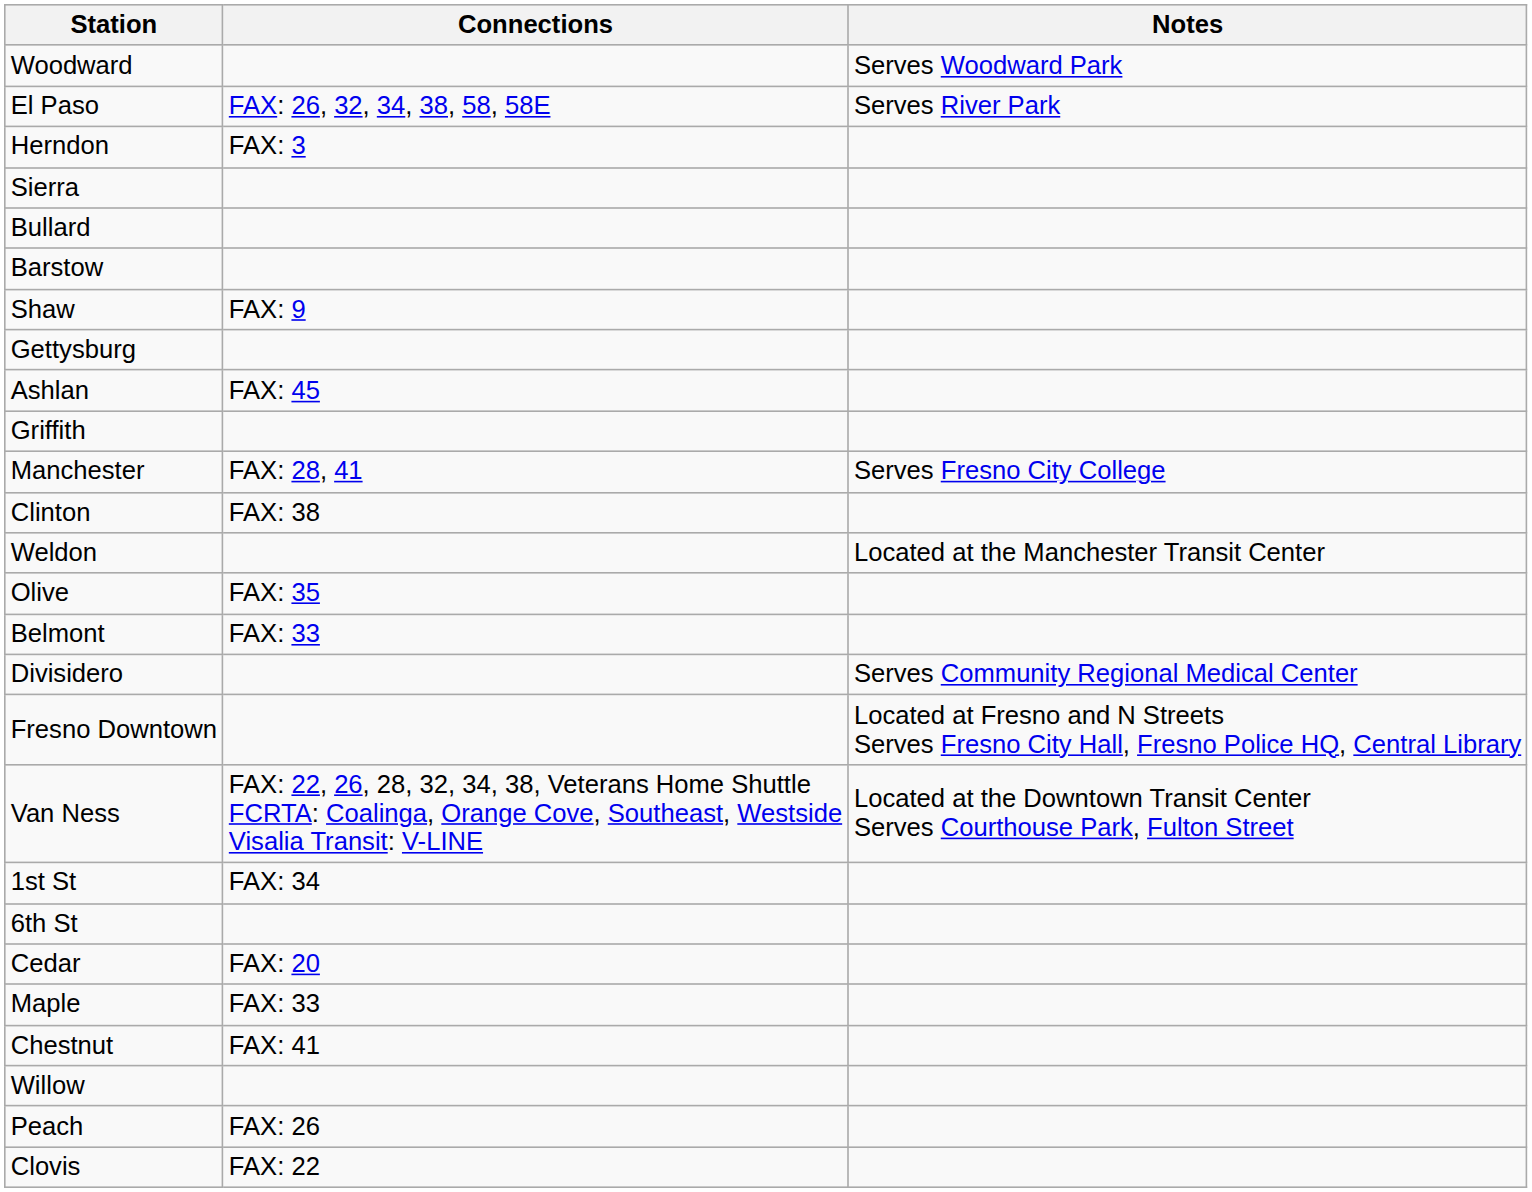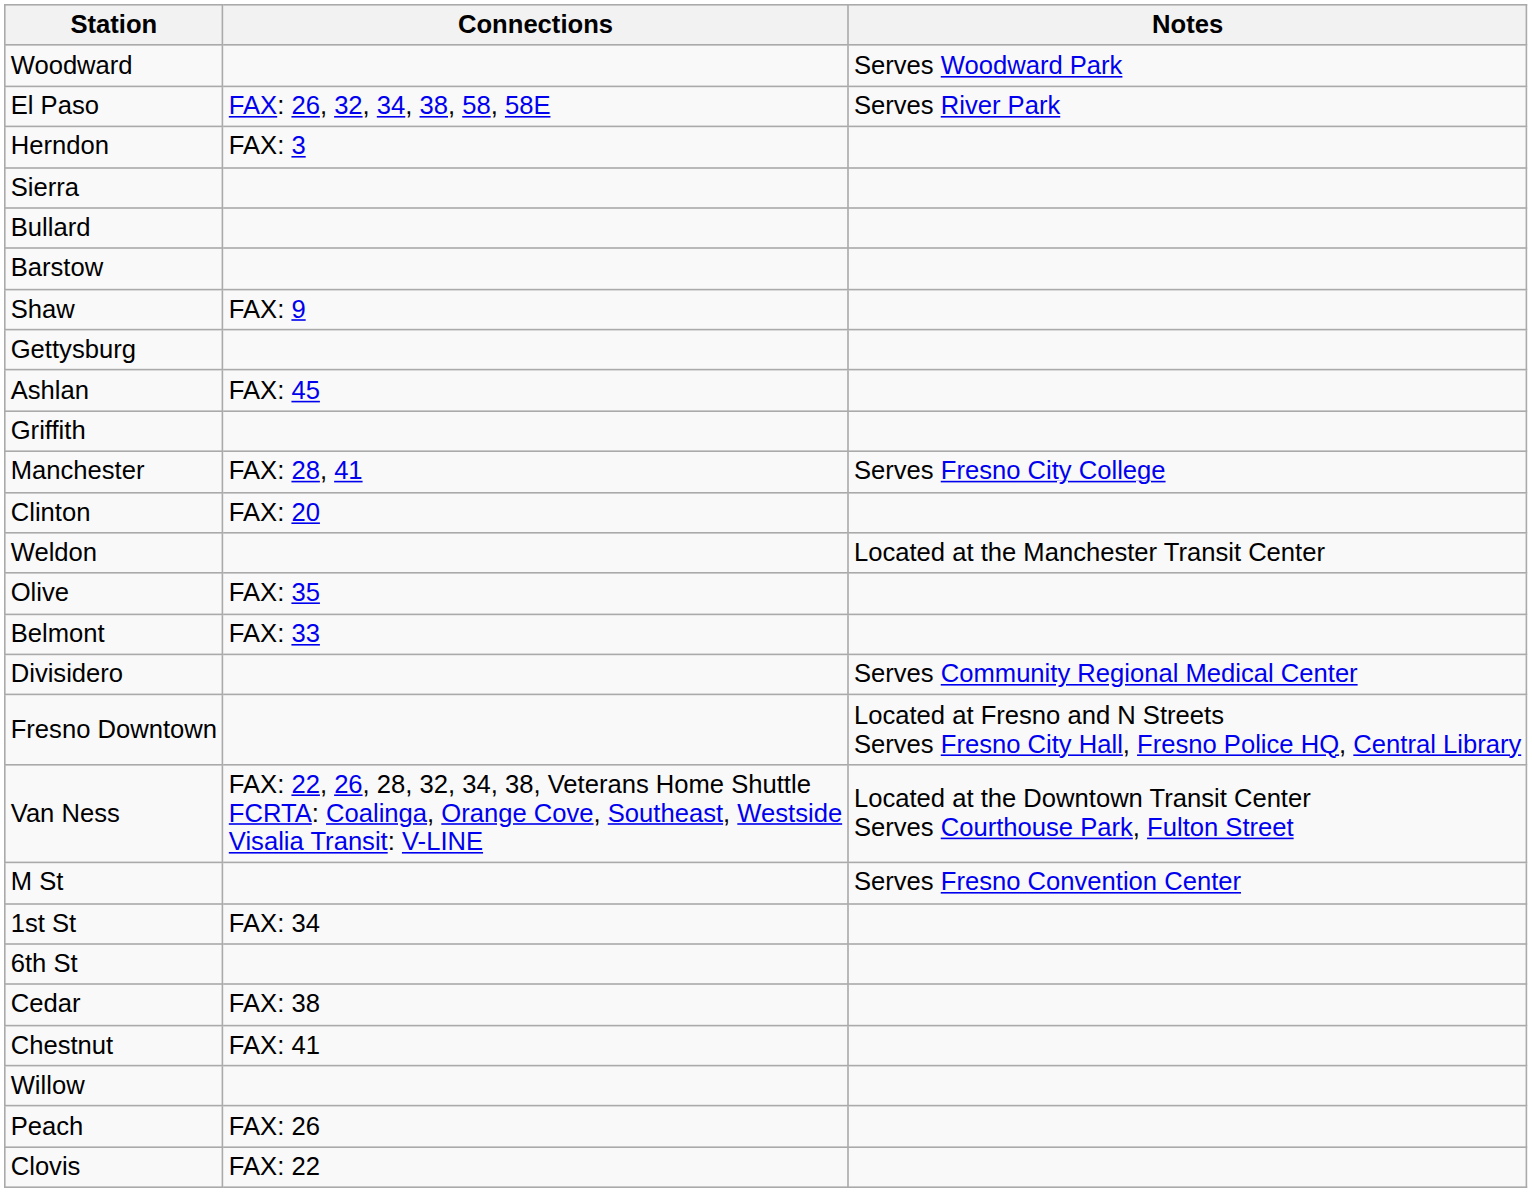(274, 512) FAX: 38 -> (274, 512) FAX: 20
+ row: (37, 882)
(274, 963) FAX: 20 -> (274, 1004) FAX: 38
- row: (46, 1004)
